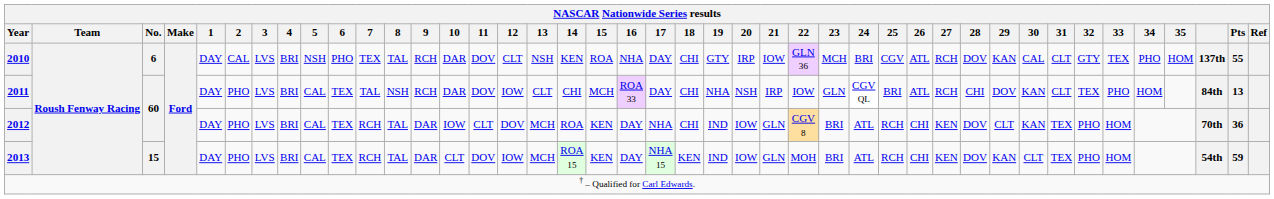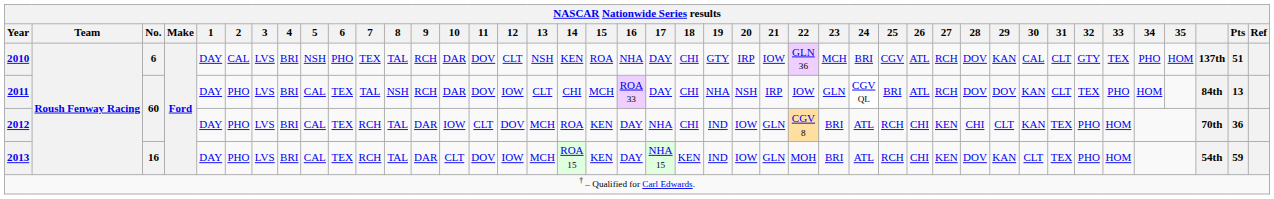(1238, 59) 55 -> (1238, 59) 51
(975, 92) CHI -> (975, 92) DOV
(975, 125) DOV -> (975, 125) CHI
(153, 157) 15 -> (153, 157) 16
